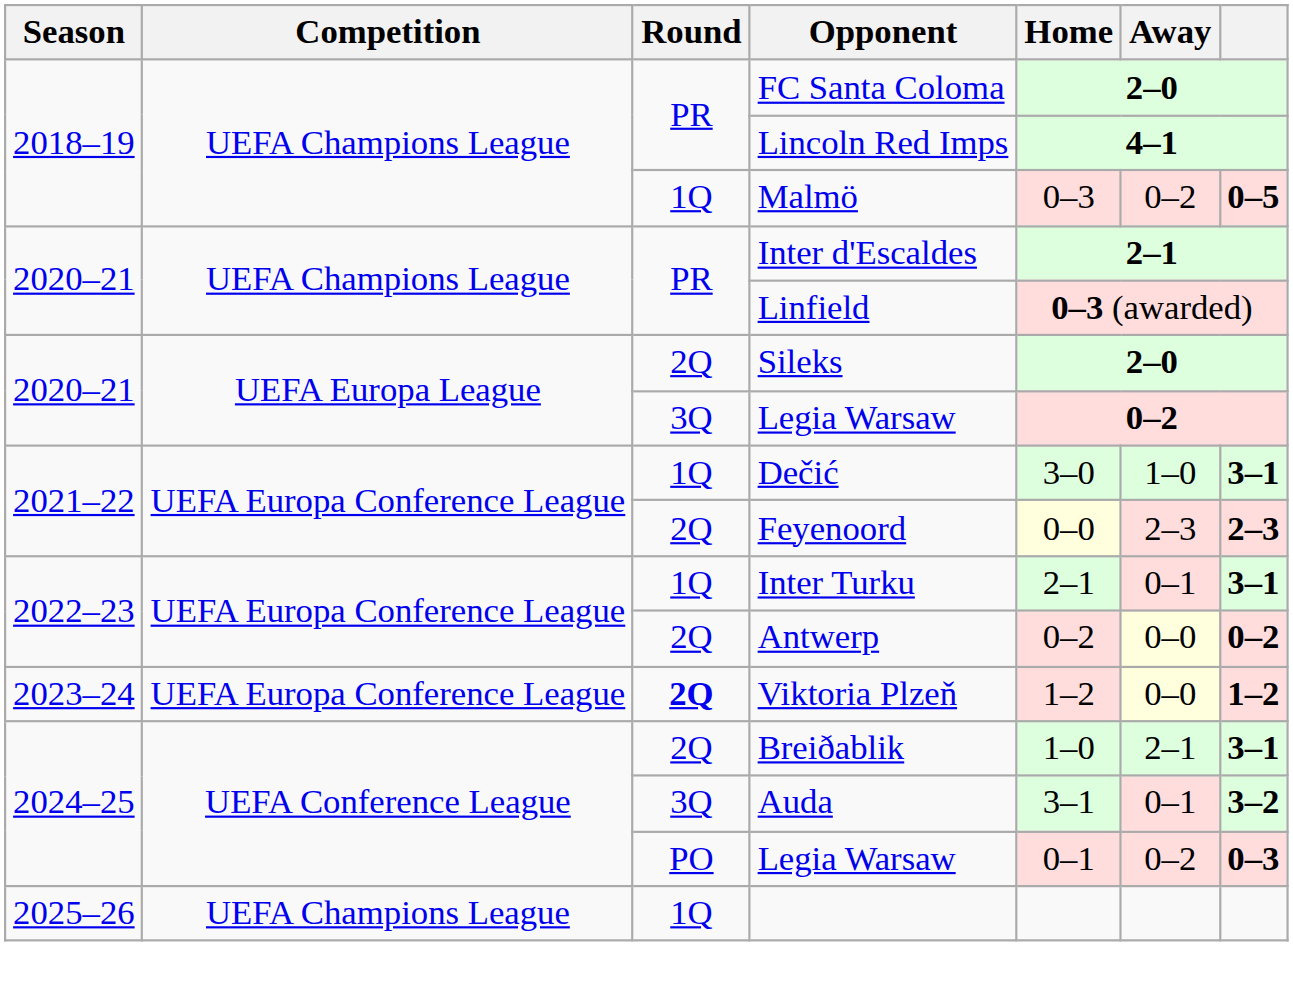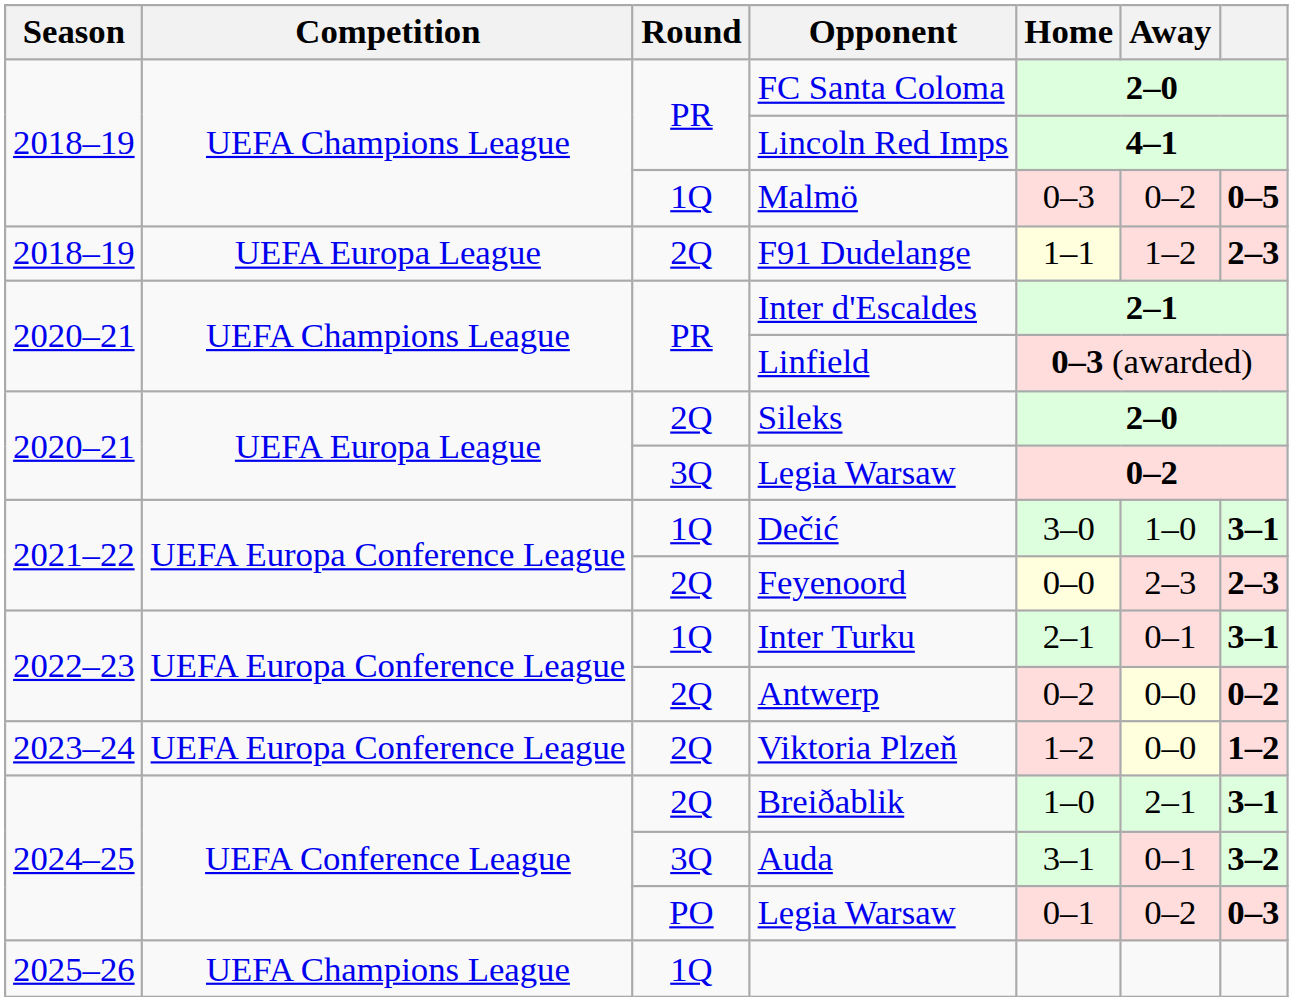+ row: (74, 252)
(691, 692) bold -> (691, 747) normal
